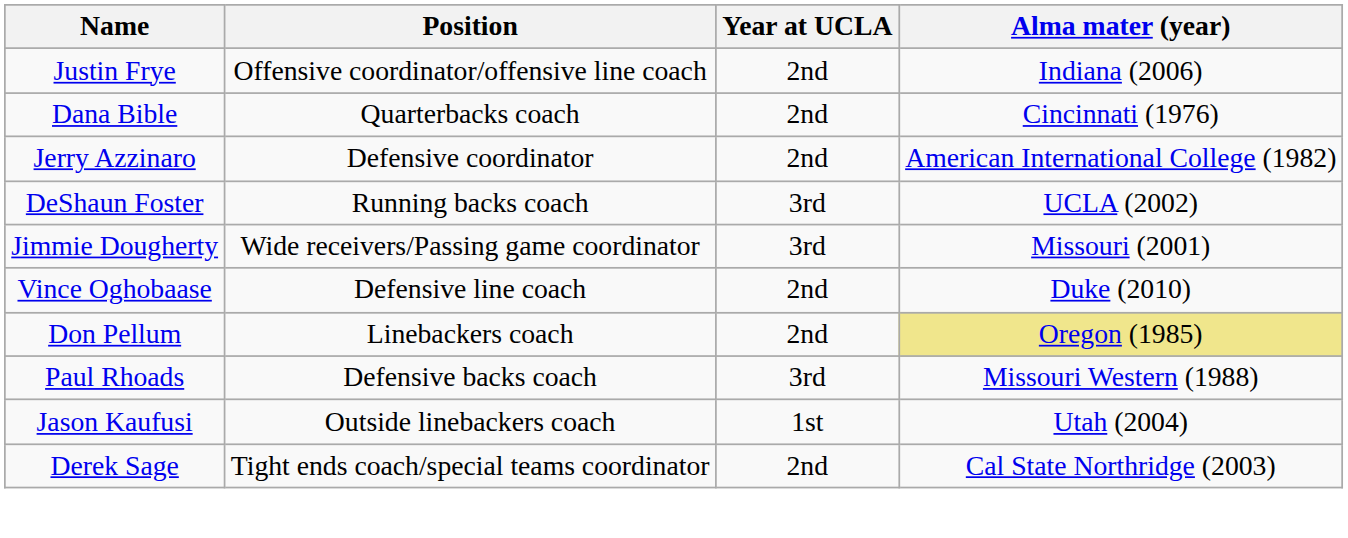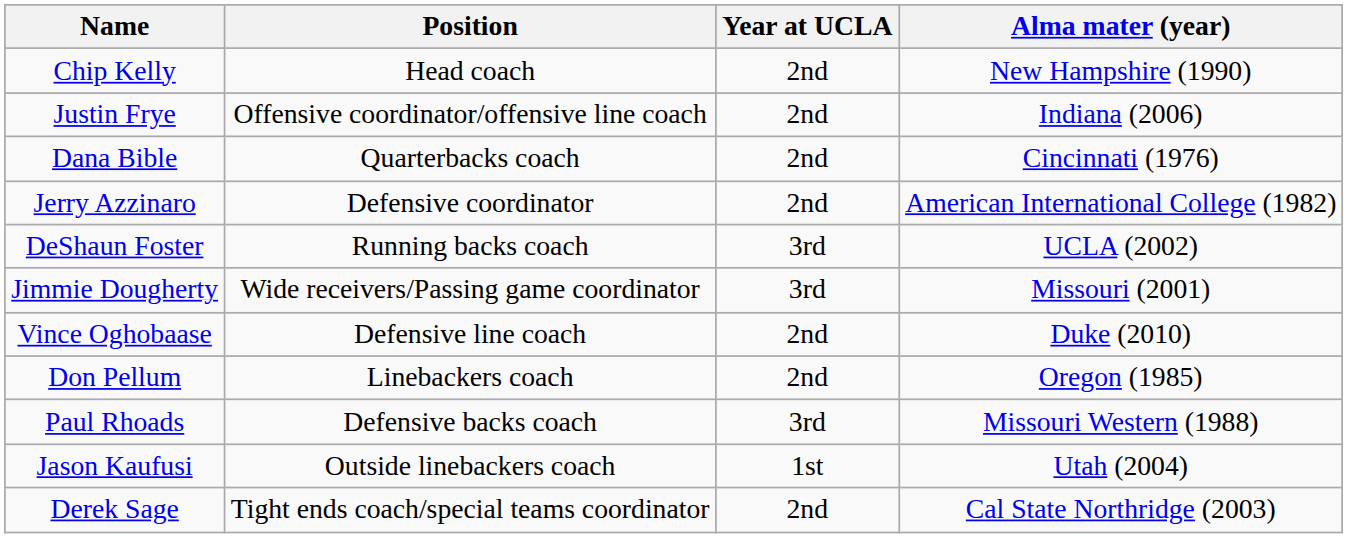+ row: (115, 70)
(1121, 333) khaki background -> (1121, 377) no background
